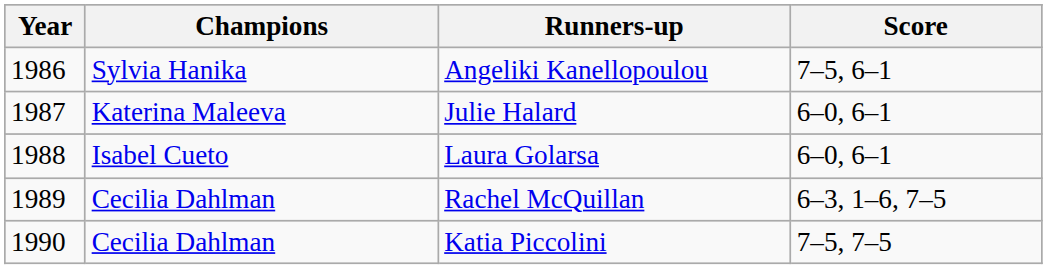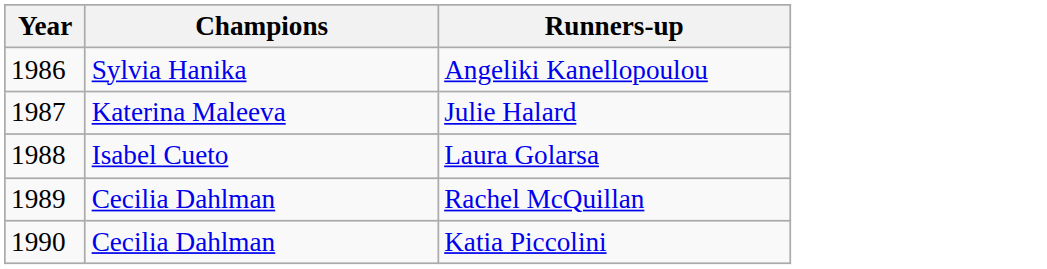- column: (916, 26)
